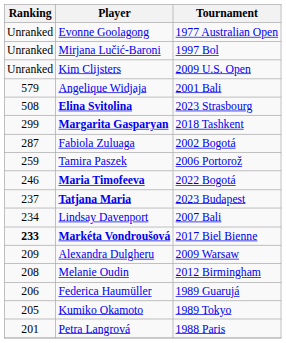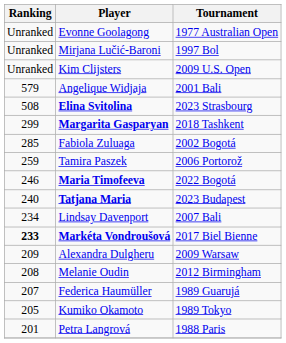(30, 143) 287 -> (30, 143) 285
(30, 198) 237 -> (30, 198) 240
(30, 291) 206 -> (30, 291) 207
